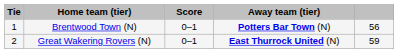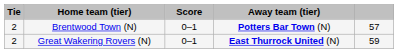(14, 27) 1 -> (14, 27) 2
(374, 27) 56 -> (374, 27) 57
